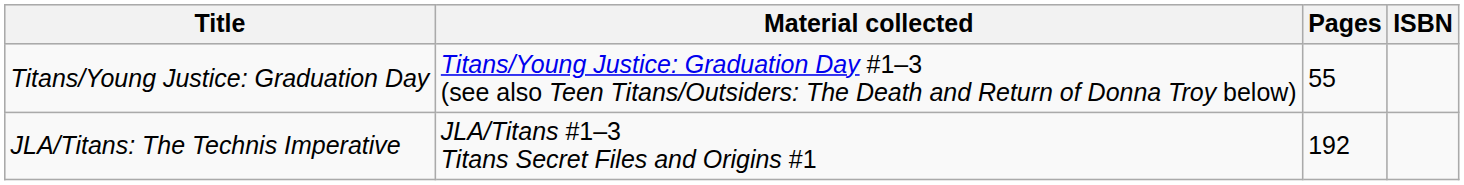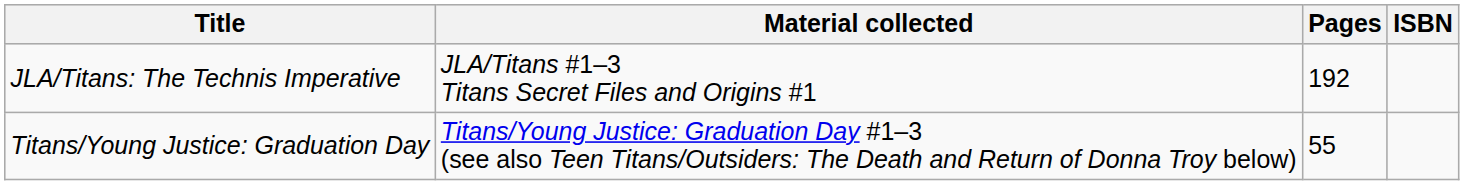rows swapped: (206, 145) <-> (220, 77)
